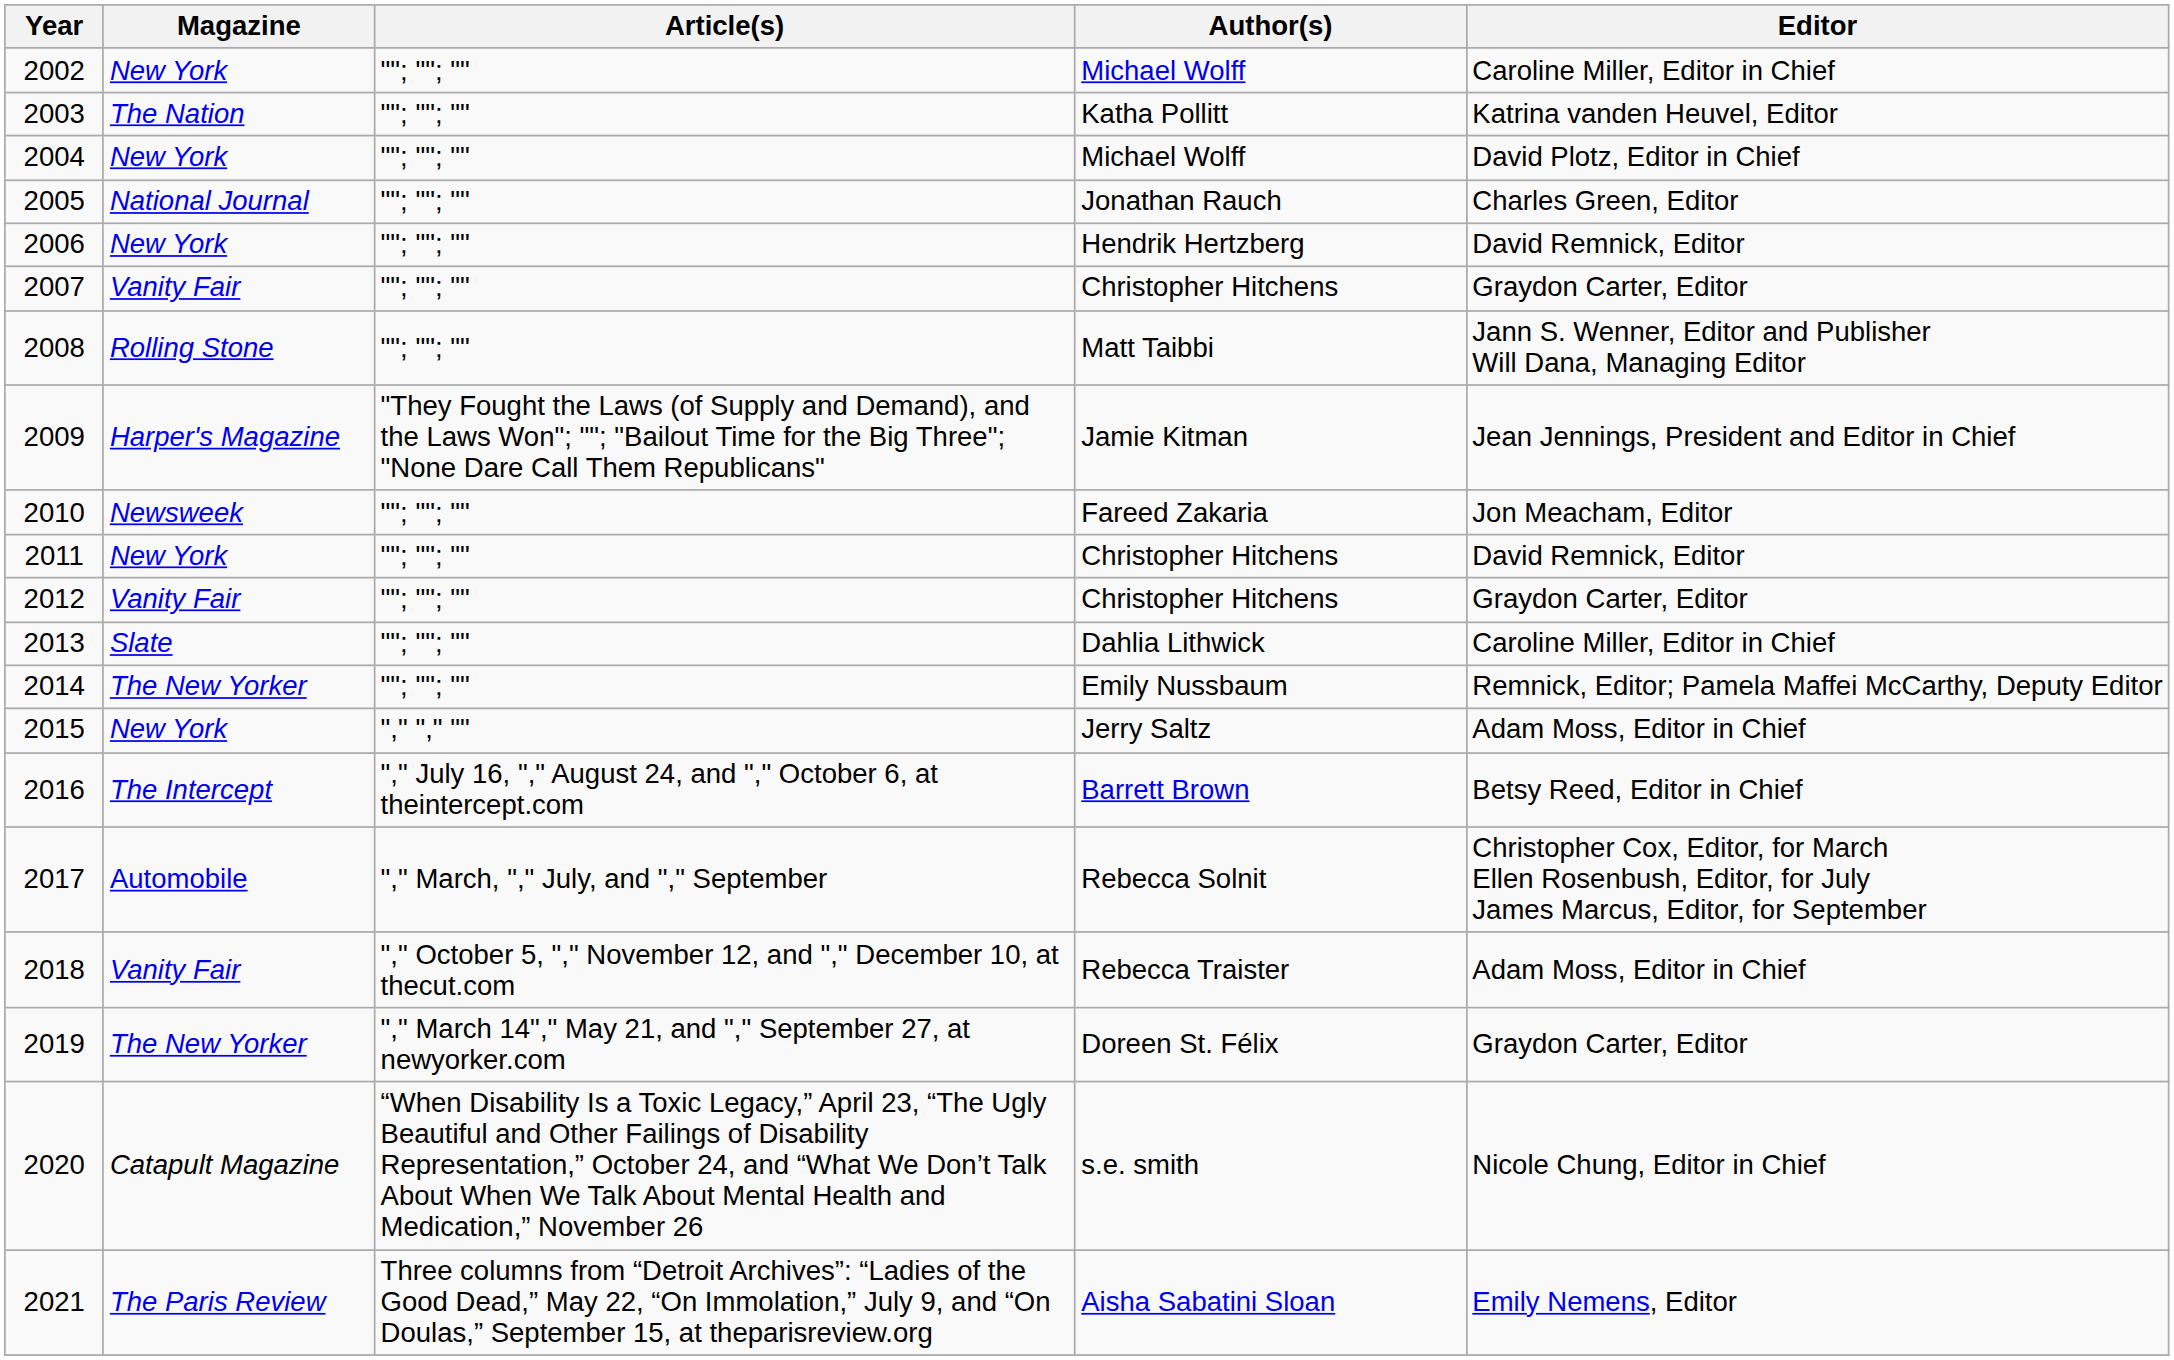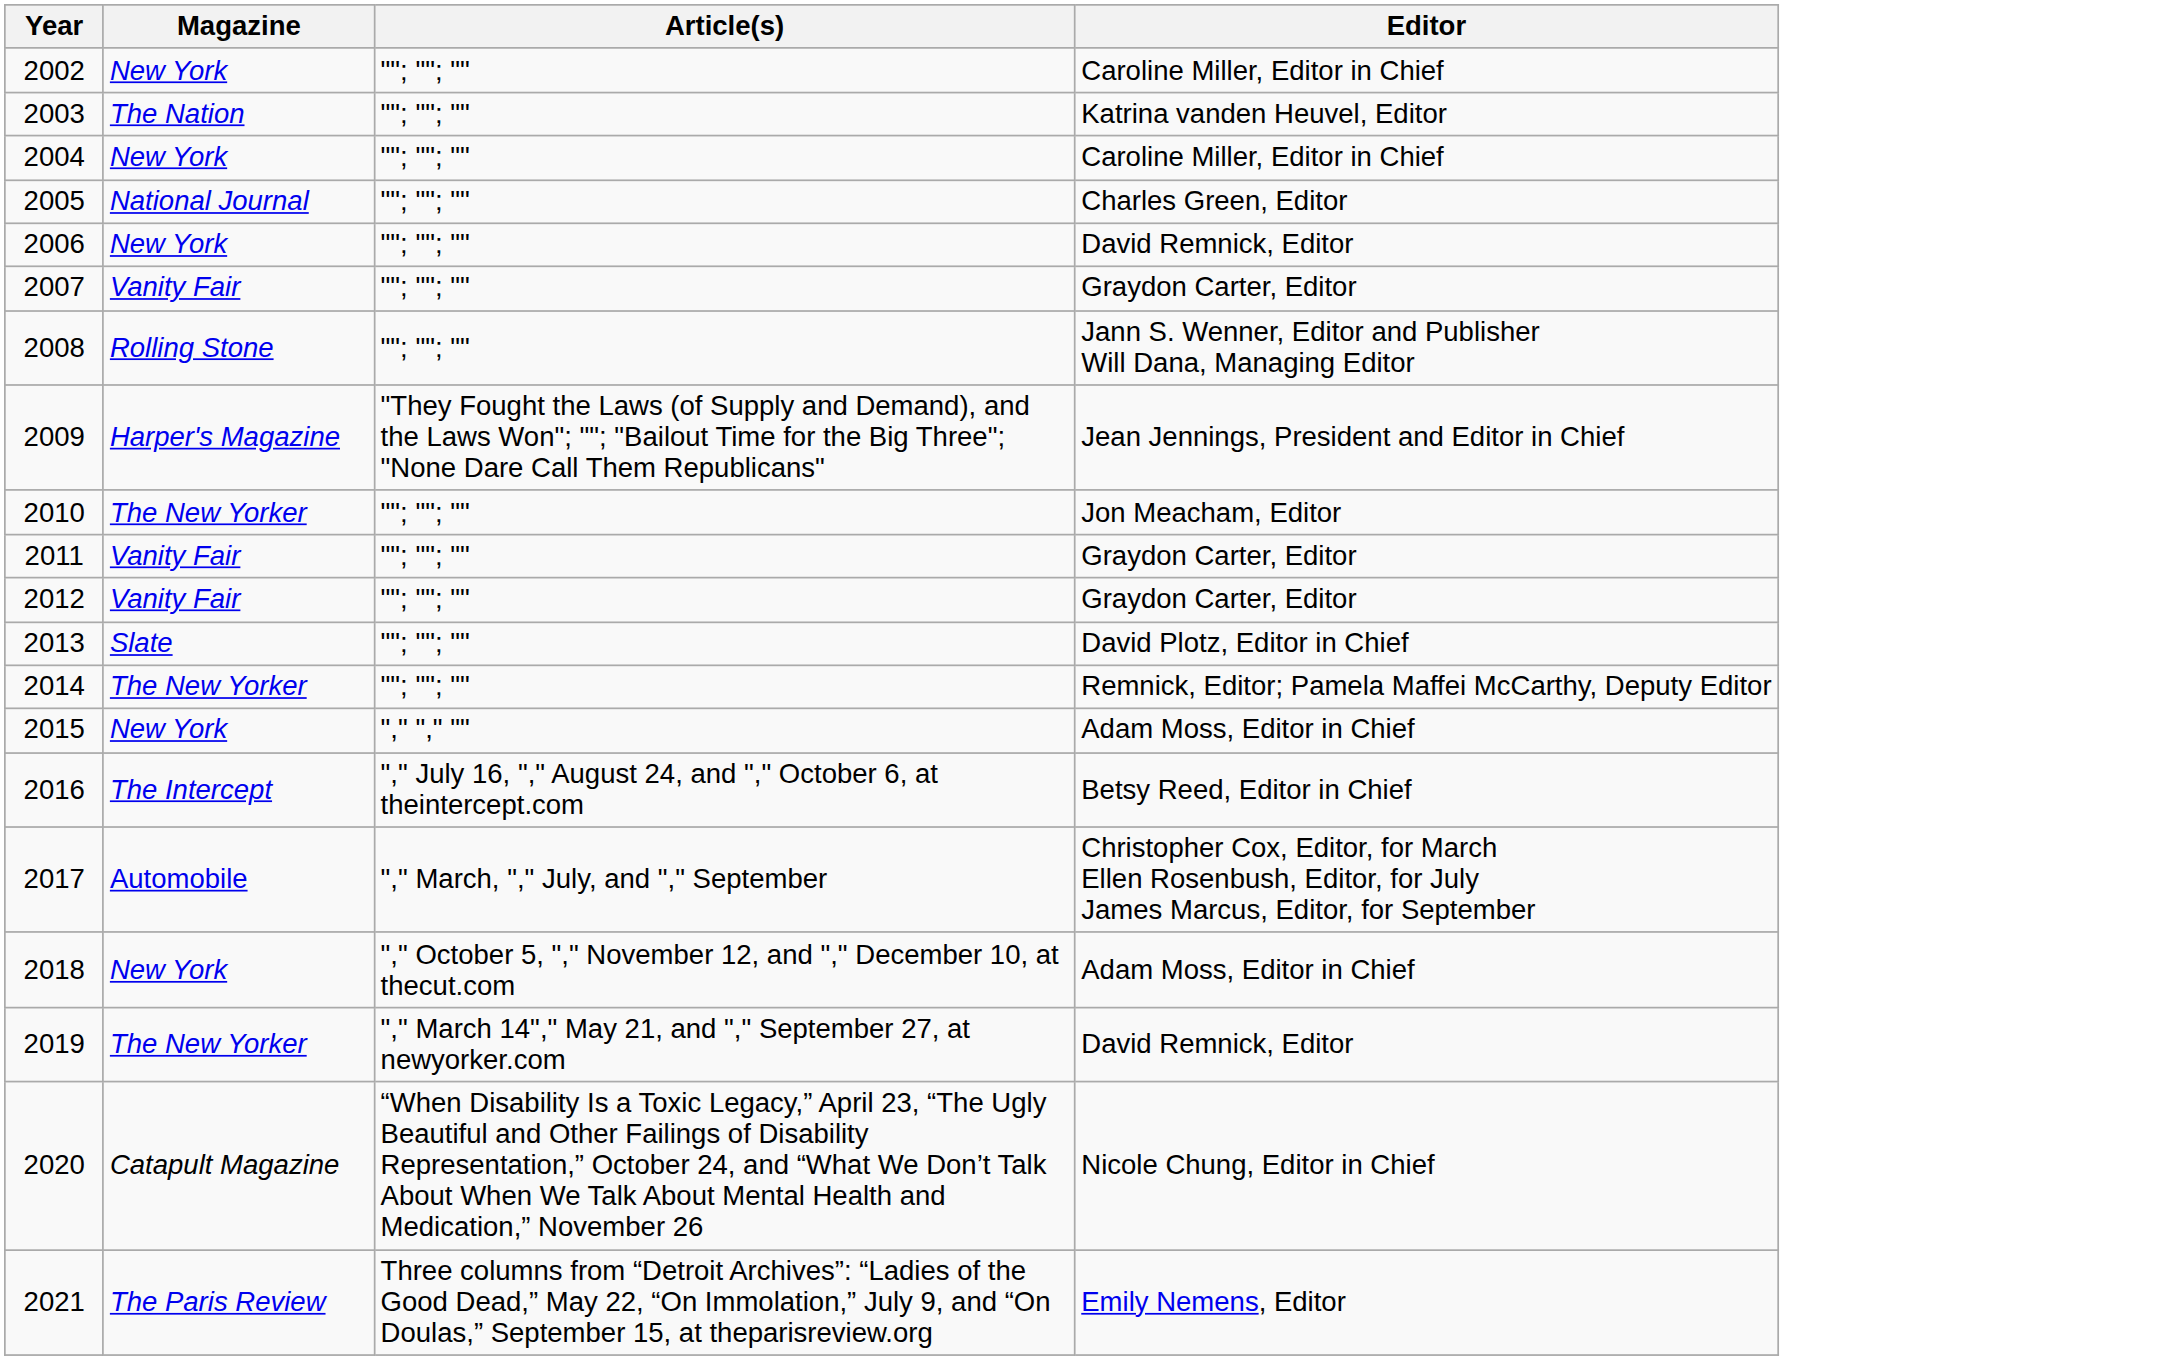- column: (1270, 26)
(1636, 157) David Plotz, Editor in Chief -> (1263, 157) Caroline Miller, Editor in Chief
(176, 512) Newsweek -> (208, 512) The New Yorker
(169, 555) New York -> (175, 555) Vanity Fair
(1608, 555) David Remnick, Editor -> (1219, 555) Graydon Carter, Editor
(1654, 642) Caroline Miller, Editor in Chief -> (1245, 642) David Plotz, Editor in Chief
(175, 969) Vanity Fair -> (169, 969) New York
(1610, 1044) Graydon Carter, Editor -> (1217, 1044) David Remnick, Editor
